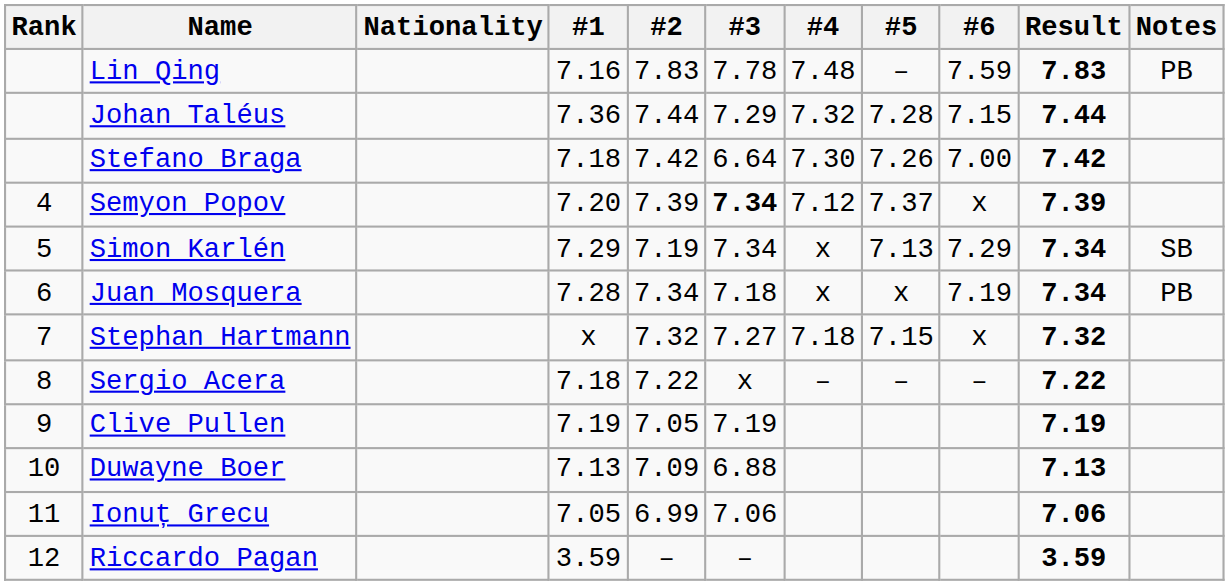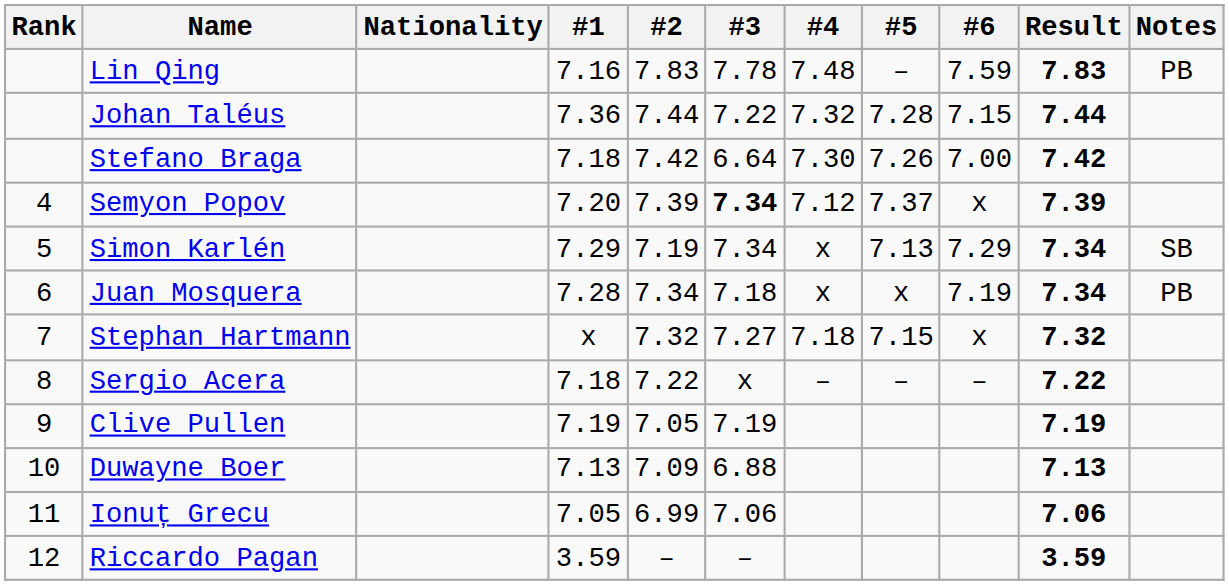(745, 116) 7.29 -> (745, 116) 7.22
